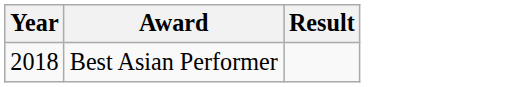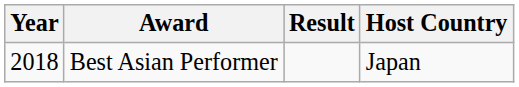+ column: (437, 23)
